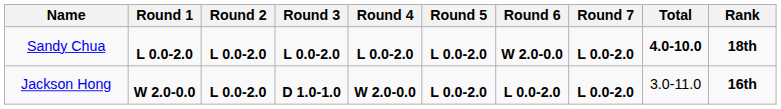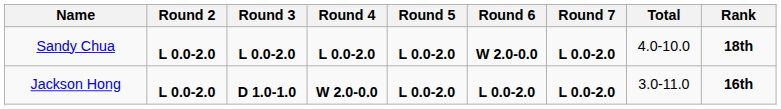- column: (165, 15)
(676, 46) bold -> (664, 46) normal
